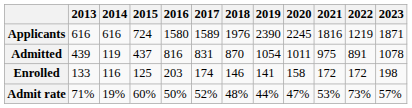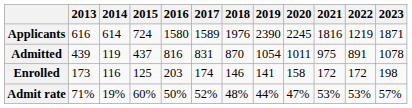(112, 34) 616 -> (112, 34) 614
(81, 73) 133 -> (81, 73) 173
(359, 93) 73% -> (359, 93) 53%
